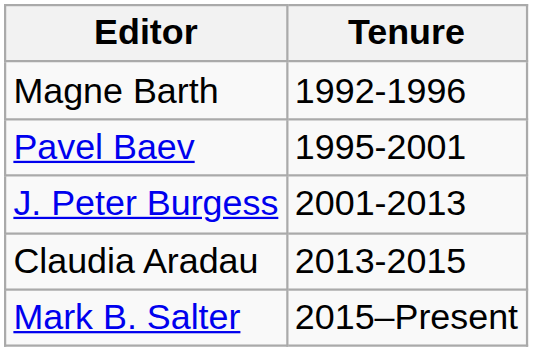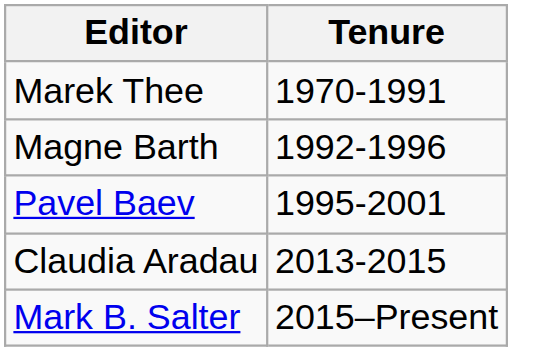+ row: (109, 89)
- row: (146, 203)
